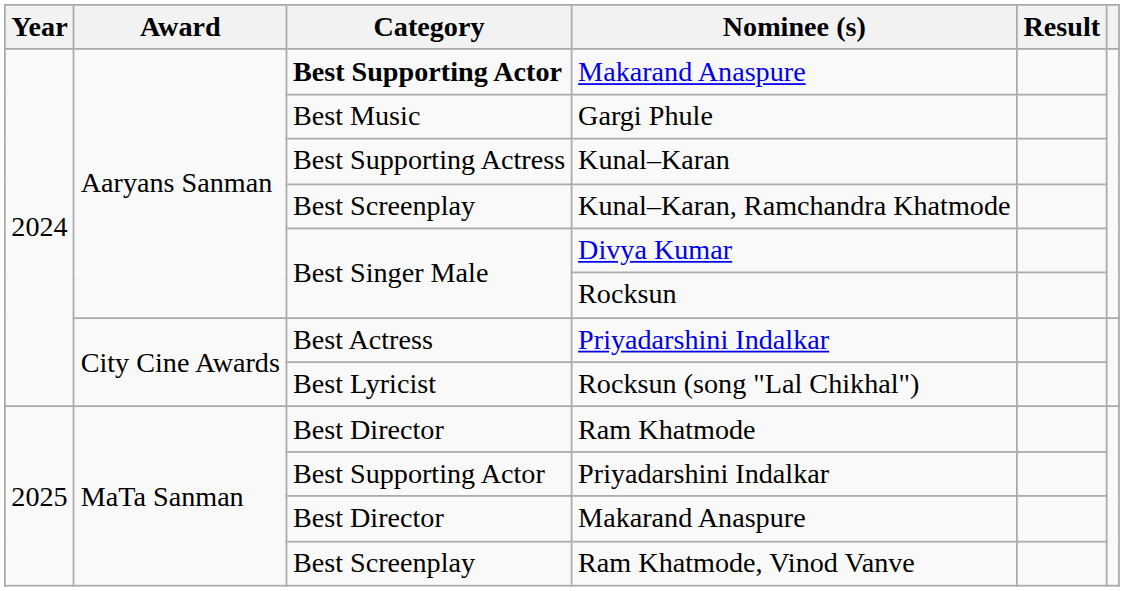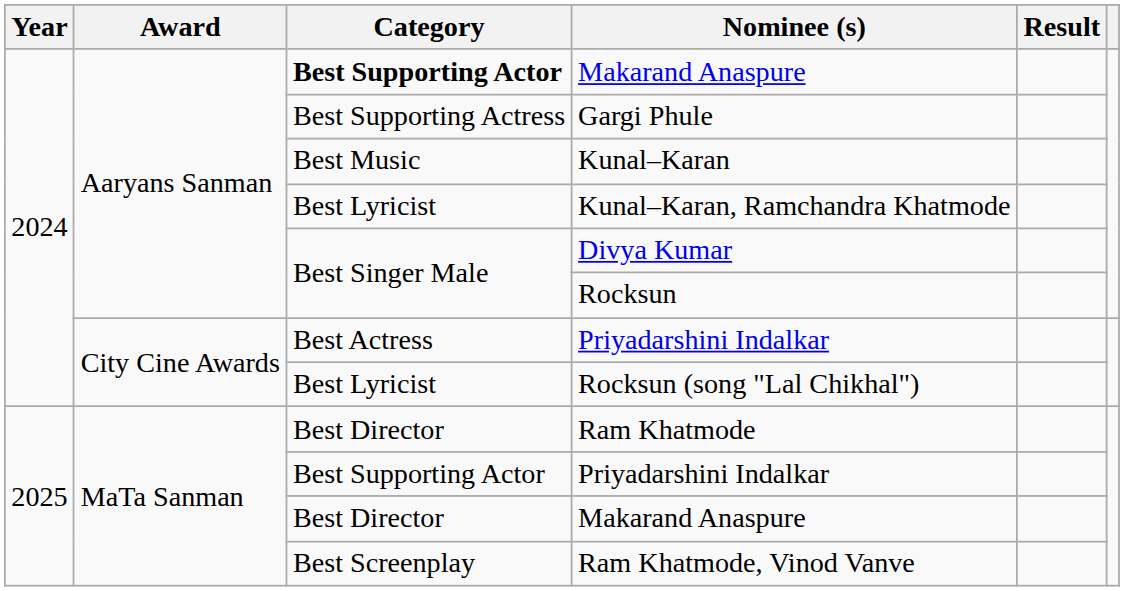(357, 116) Best Music -> (429, 116) Best Supporting Actress
(429, 160) Best Supporting Actress -> (357, 160) Best Music
(384, 205) Best Screenplay -> (364, 205) Best Lyricist
